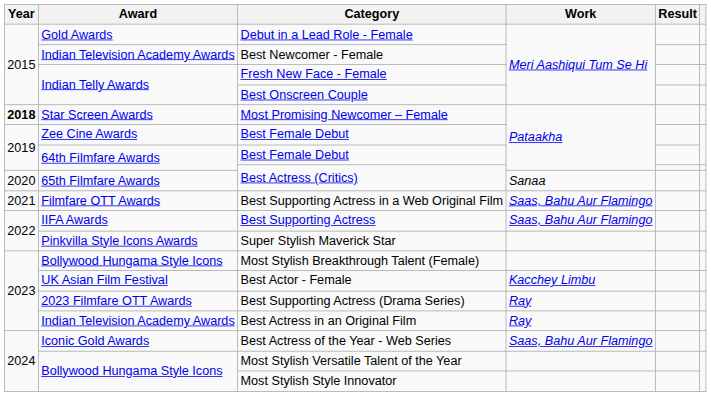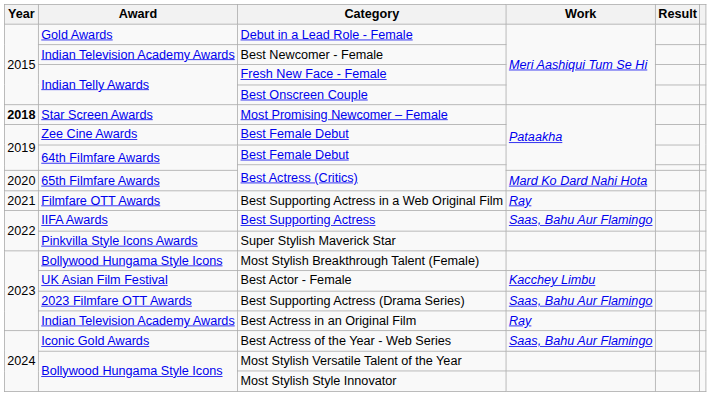(527, 180) Sanaa -> (578, 180) Mard Ko Dard Nahi Hota
(581, 200) Saas, Bahu Aur Flamingo -> (520, 200) Ray
(520, 300) Ray -> (581, 300) Saas, Bahu Aur Flamingo
